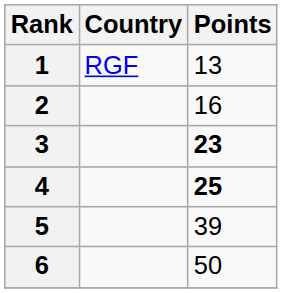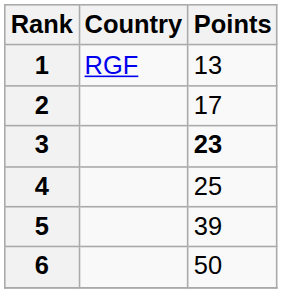(208, 105) 16 -> (208, 105) 17
(208, 186) bold -> (208, 186) normal
